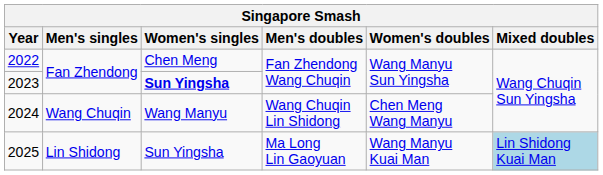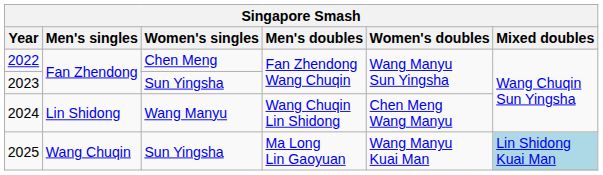(187, 83) bold -> (184, 83) normal
(88, 113) Wang Chuqin -> (83, 113) Lin Shidong
(83, 151) Lin Shidong -> (88, 151) Wang Chuqin
